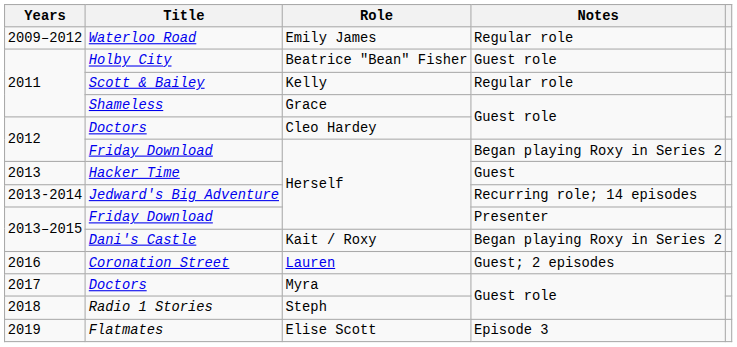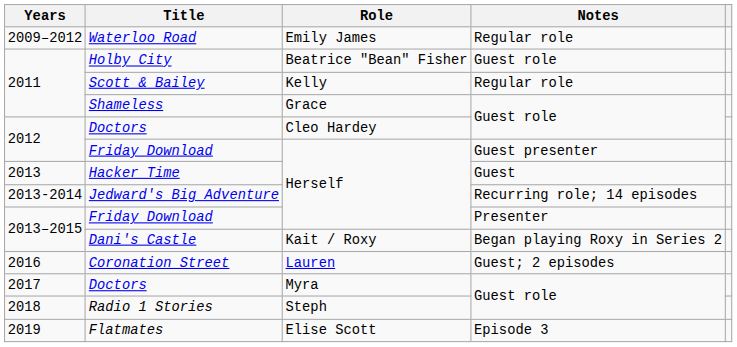(598, 151) Began playing Roxy in Series 2 -> (536, 151) Guest presenter
